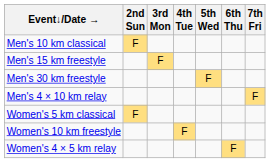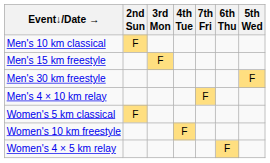columns swapped: (208, 20) <-> (255, 20)
